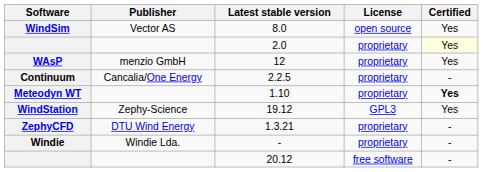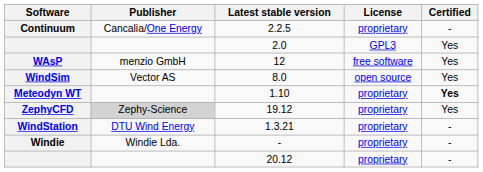rows swapped: (279, 77) <-> (279, 28)
(383, 45) proprietary -> (383, 45) GPL3
(450, 45) lightyellow background -> (450, 45) no background
(383, 61) proprietary -> (383, 61) free software
(48, 110) WindStation -> (48, 110) ZephyCFD
(153, 110) no background -> (153, 110) lightgrey background
(383, 110) GPL3 -> (383, 110) proprietary
(48, 126) ZephyCFD -> (48, 126) WindStation
(383, 159) free software -> (383, 159) proprietary
